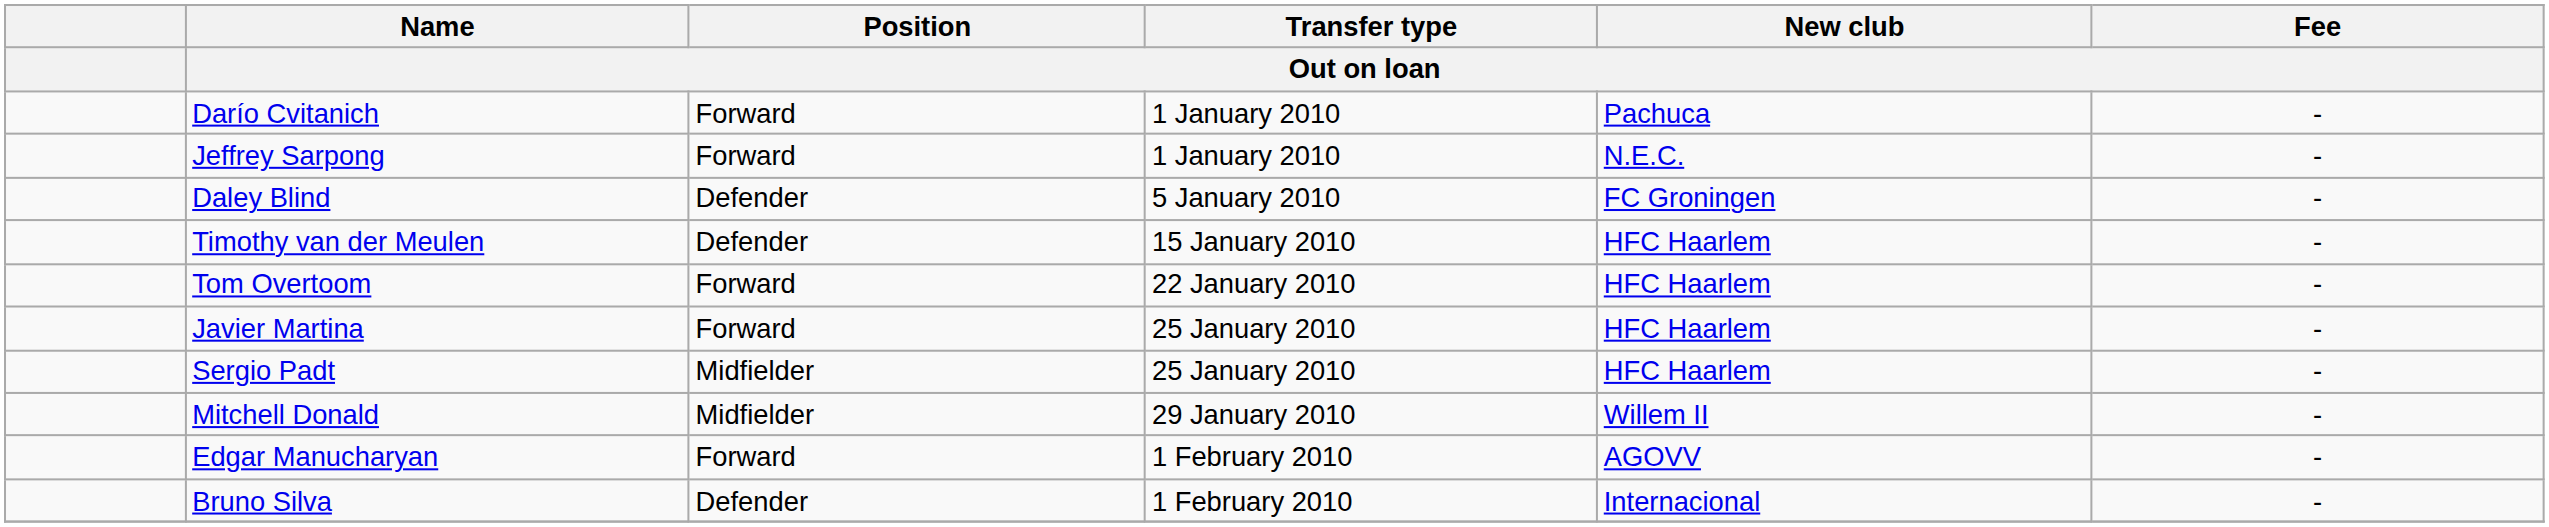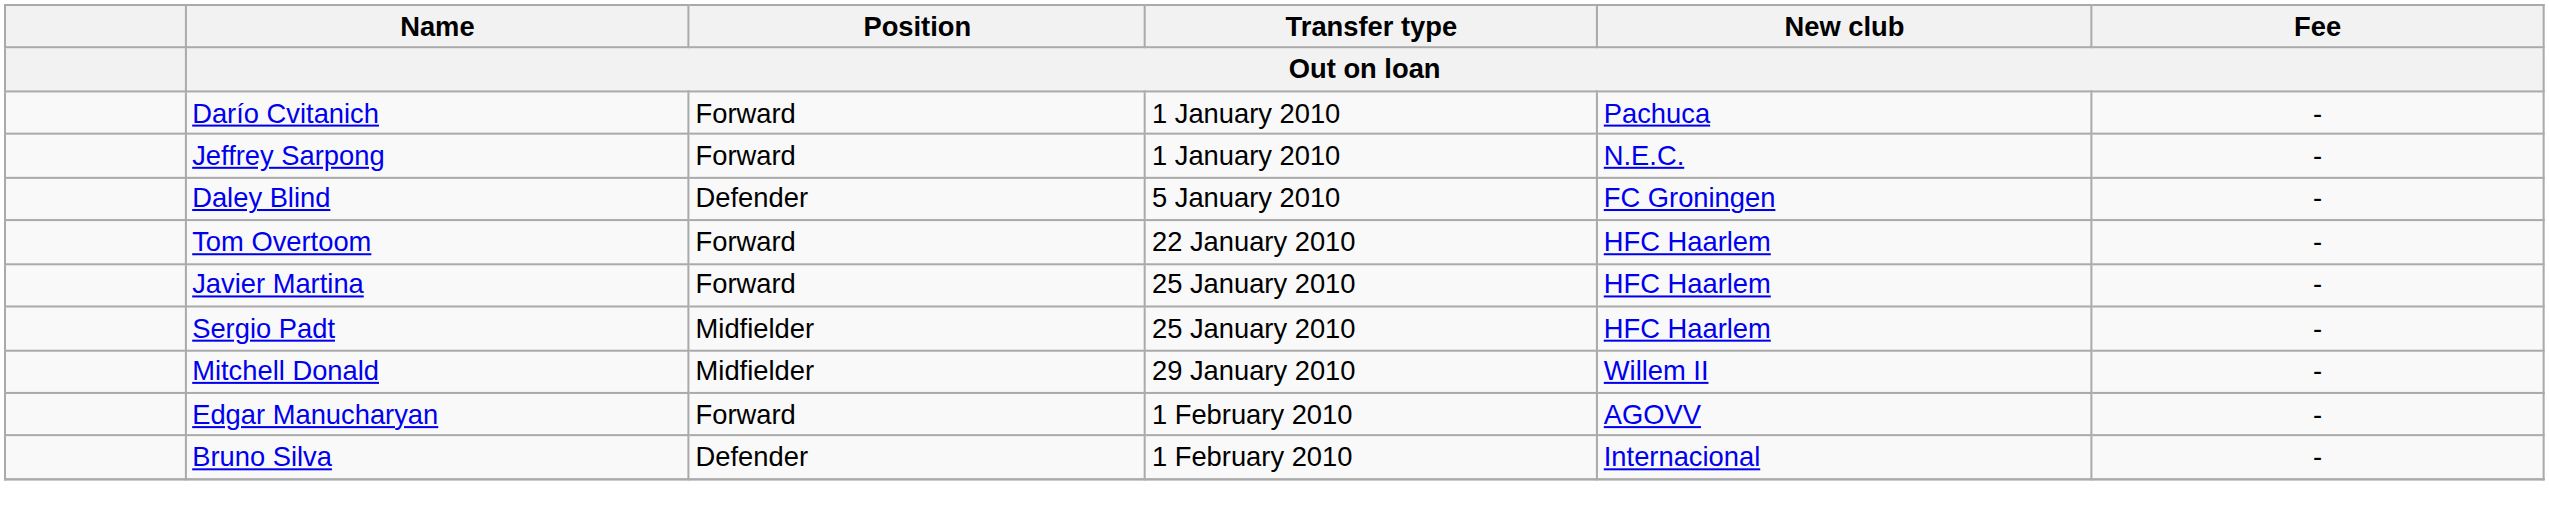- row: (338, 242)
